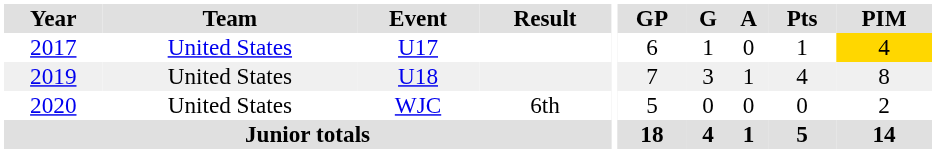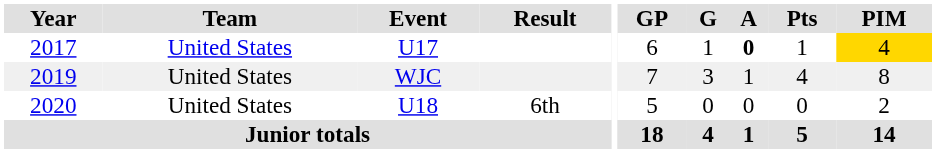(749, 47) normal -> (749, 47) bold
(418, 76) U18 -> (418, 76) WJC
(418, 105) WJC -> (418, 105) U18
